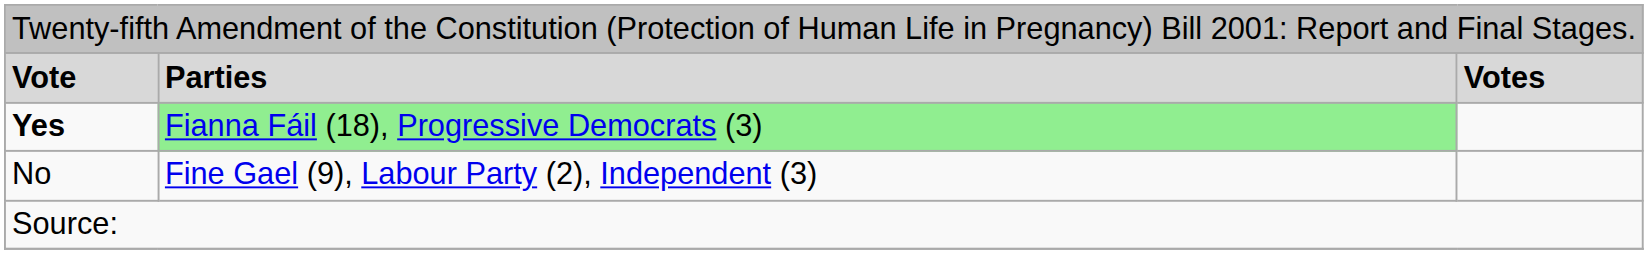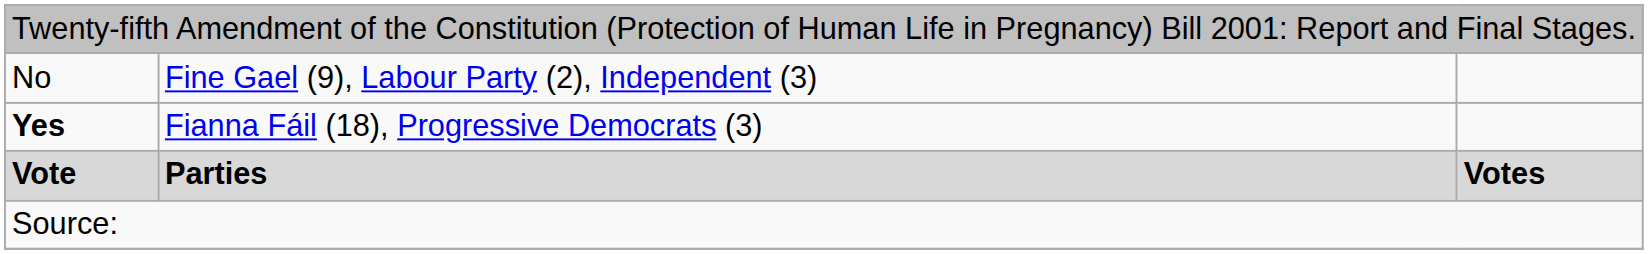rows swapped: (44, 77) <-> (32, 175)
(464, 126) lightgreen background -> (464, 126) no background
